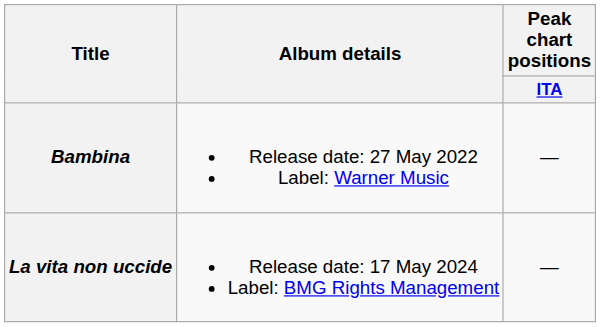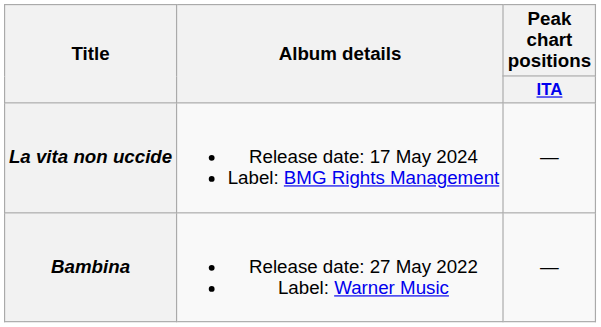rows swapped: (91, 157) <-> (91, 266)
